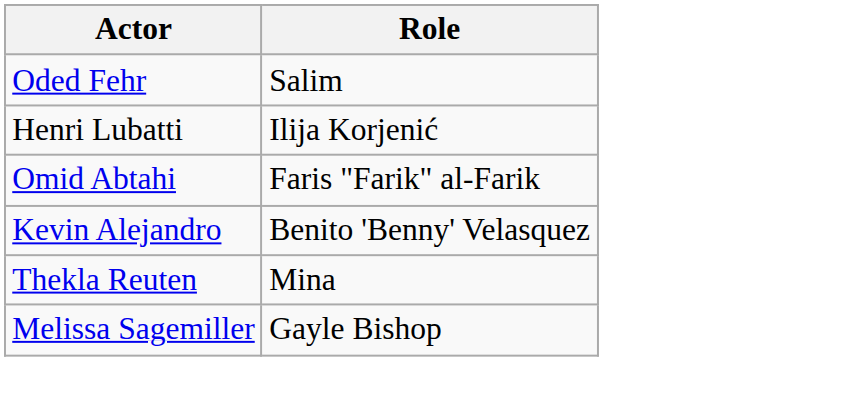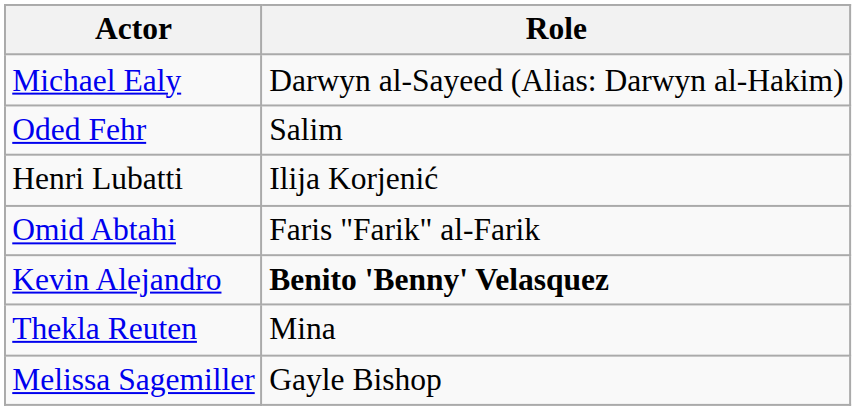+ row: (97, 79)
(430, 229) normal -> (439, 279) bold
